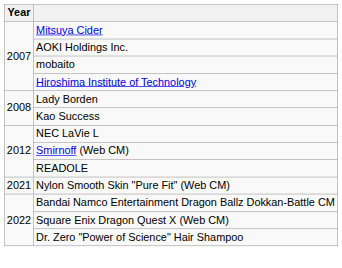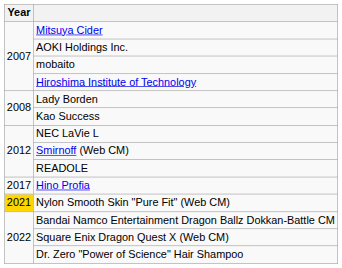+ row: (63, 185)
(19, 185) no background -> (19, 202) gold background
